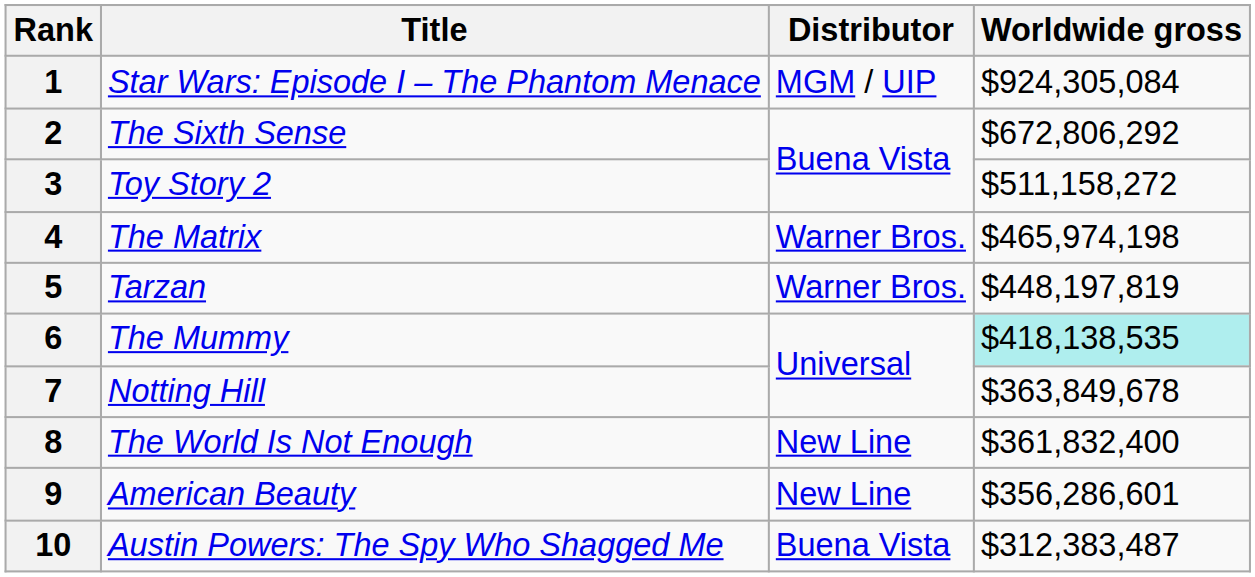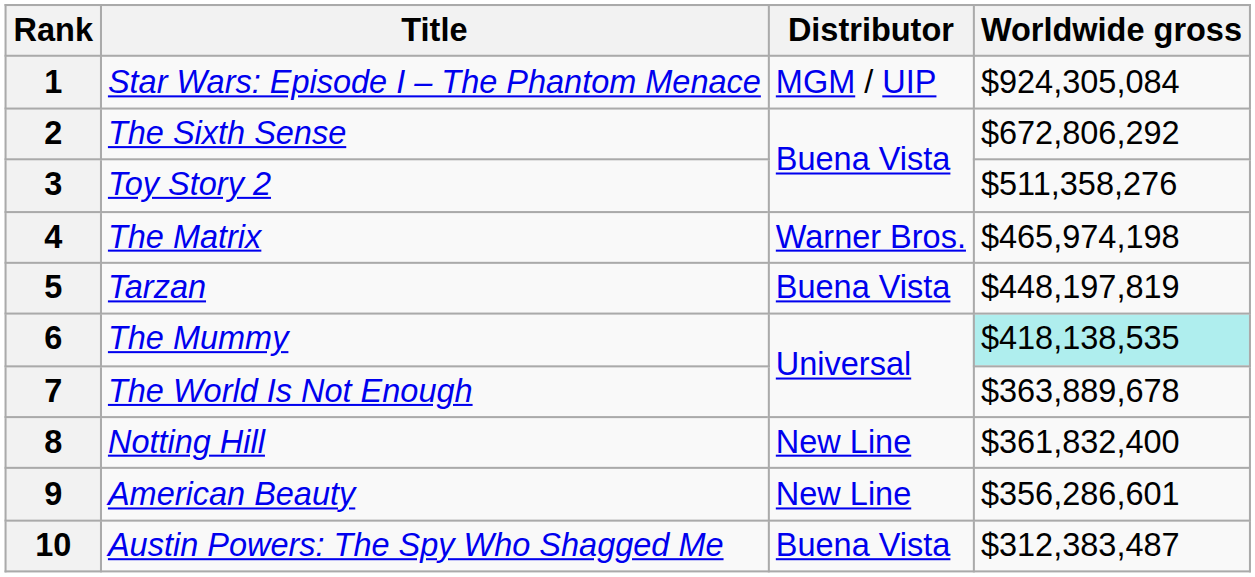(1079, 184) $511,158,272 -> (1079, 184) $511,358,276
(871, 287) Warner Bros. -> (863, 287) Buena Vista
(186, 390) Notting Hill -> (290, 390) The World Is Not Enough
(1080, 390) $363,849,678 -> (1080, 390) $363,889,678
(290, 442) The World Is Not Enough -> (186, 442) Notting Hill
